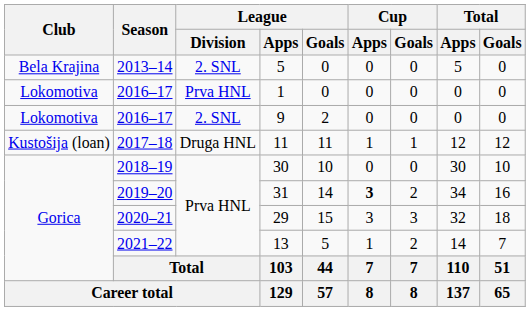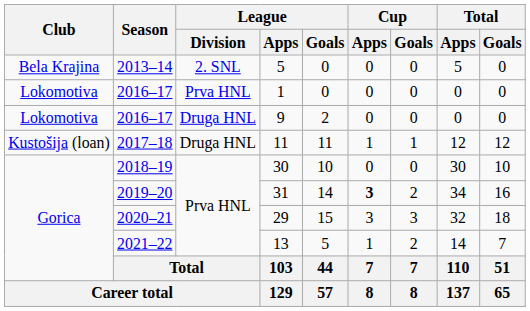(218, 117) 2. SNL -> (218, 117) Druga HNL
